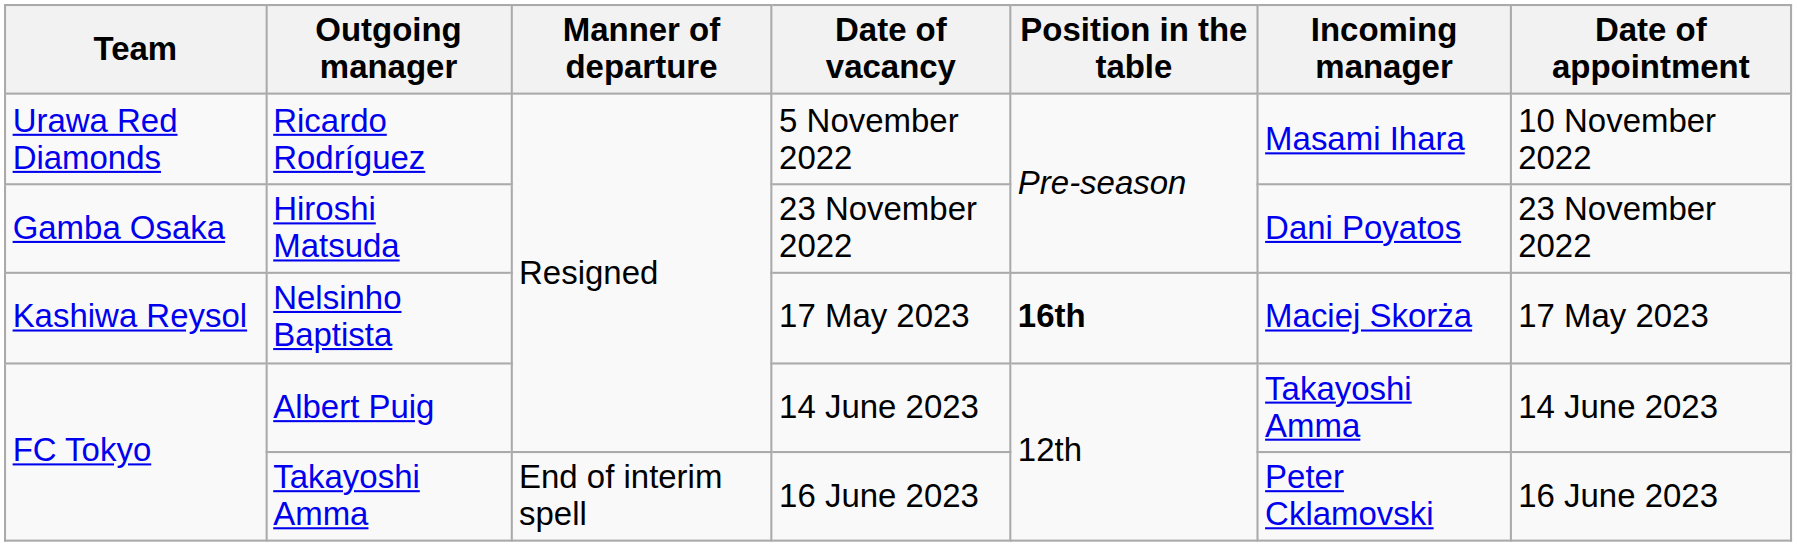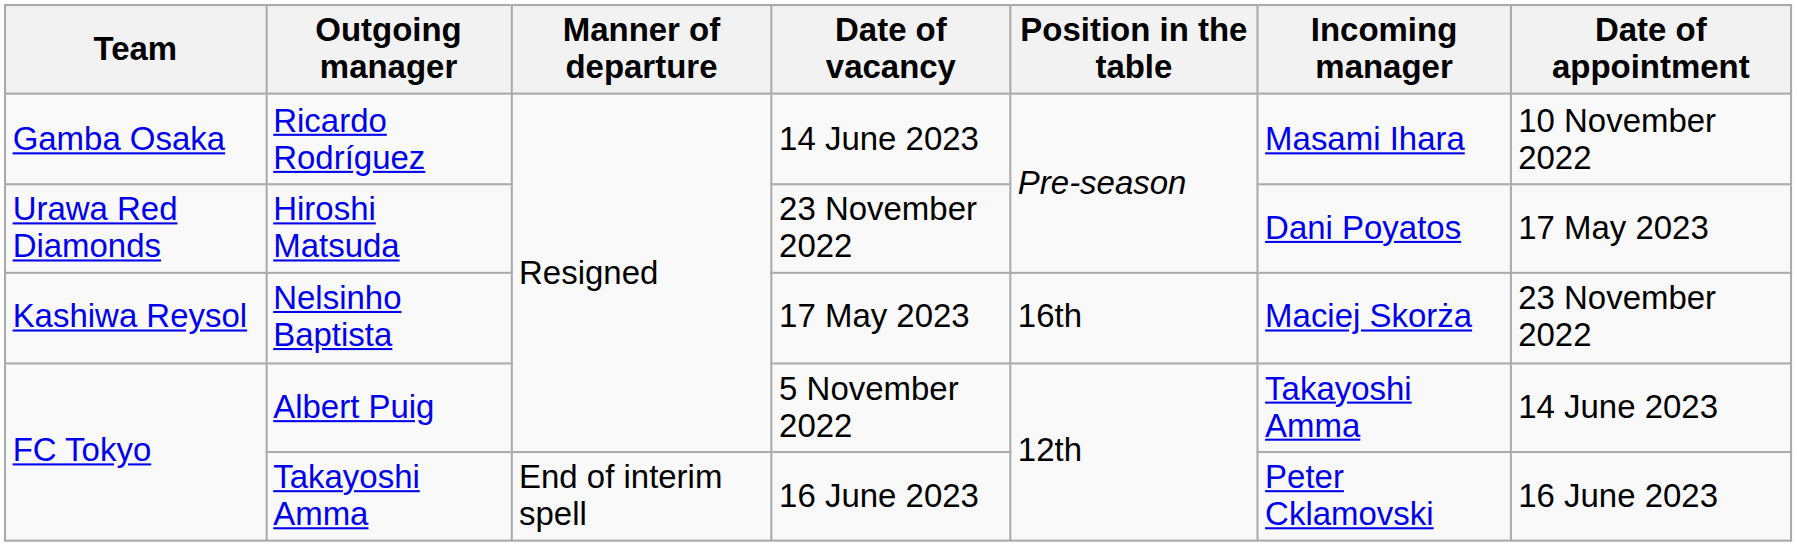(95, 138) Urawa Red Diamonds -> (119, 138) Gamba Osaka
(869, 138) 5 November 2022 -> (879, 138) 14 June 2023
(119, 227) Gamba Osaka -> (95, 227) Urawa Red Diamonds
(1617, 227) 23 November 2022 -> (1613, 227) 17 May 2023
(1052, 317) bold -> (1050, 317) normal
(1613, 317) 17 May 2023 -> (1617, 317) 23 November 2022
(879, 406) 14 June 2023 -> (869, 406) 5 November 2022
